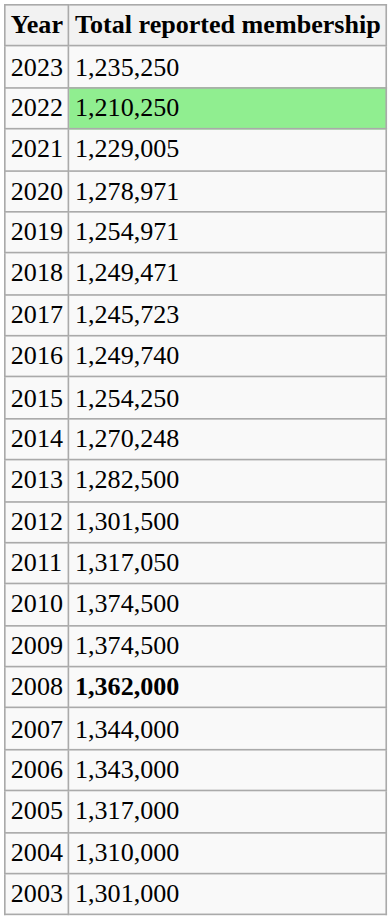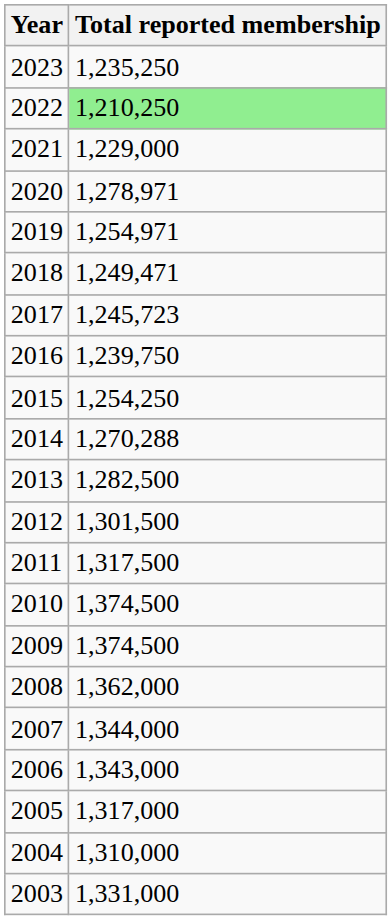(127, 149) 1,229,005 -> (127, 149) 1,229,000
(127, 356) 1,249,740 -> (127, 356) 1,239,750
(127, 438) 1,270,248 -> (127, 438) 1,270,288
(127, 562) 1,317,050 -> (127, 562) 1,317,500
(127, 686) bold -> (127, 686) normal
(127, 893) 1,301,000 -> (127, 893) 1,331,000
